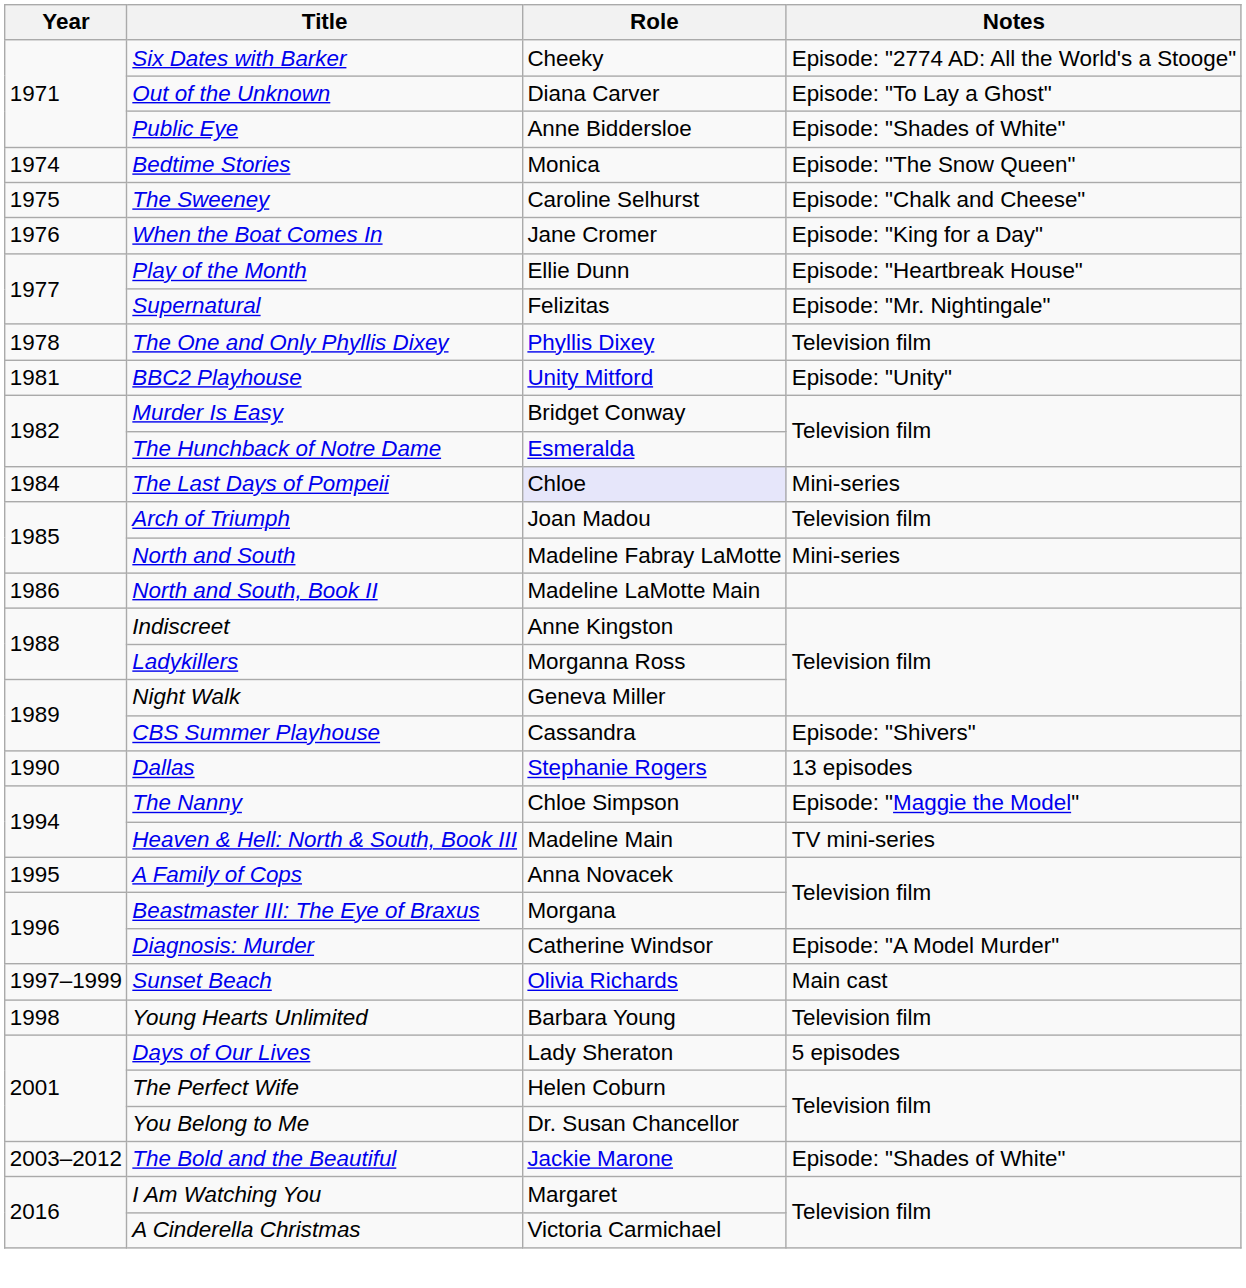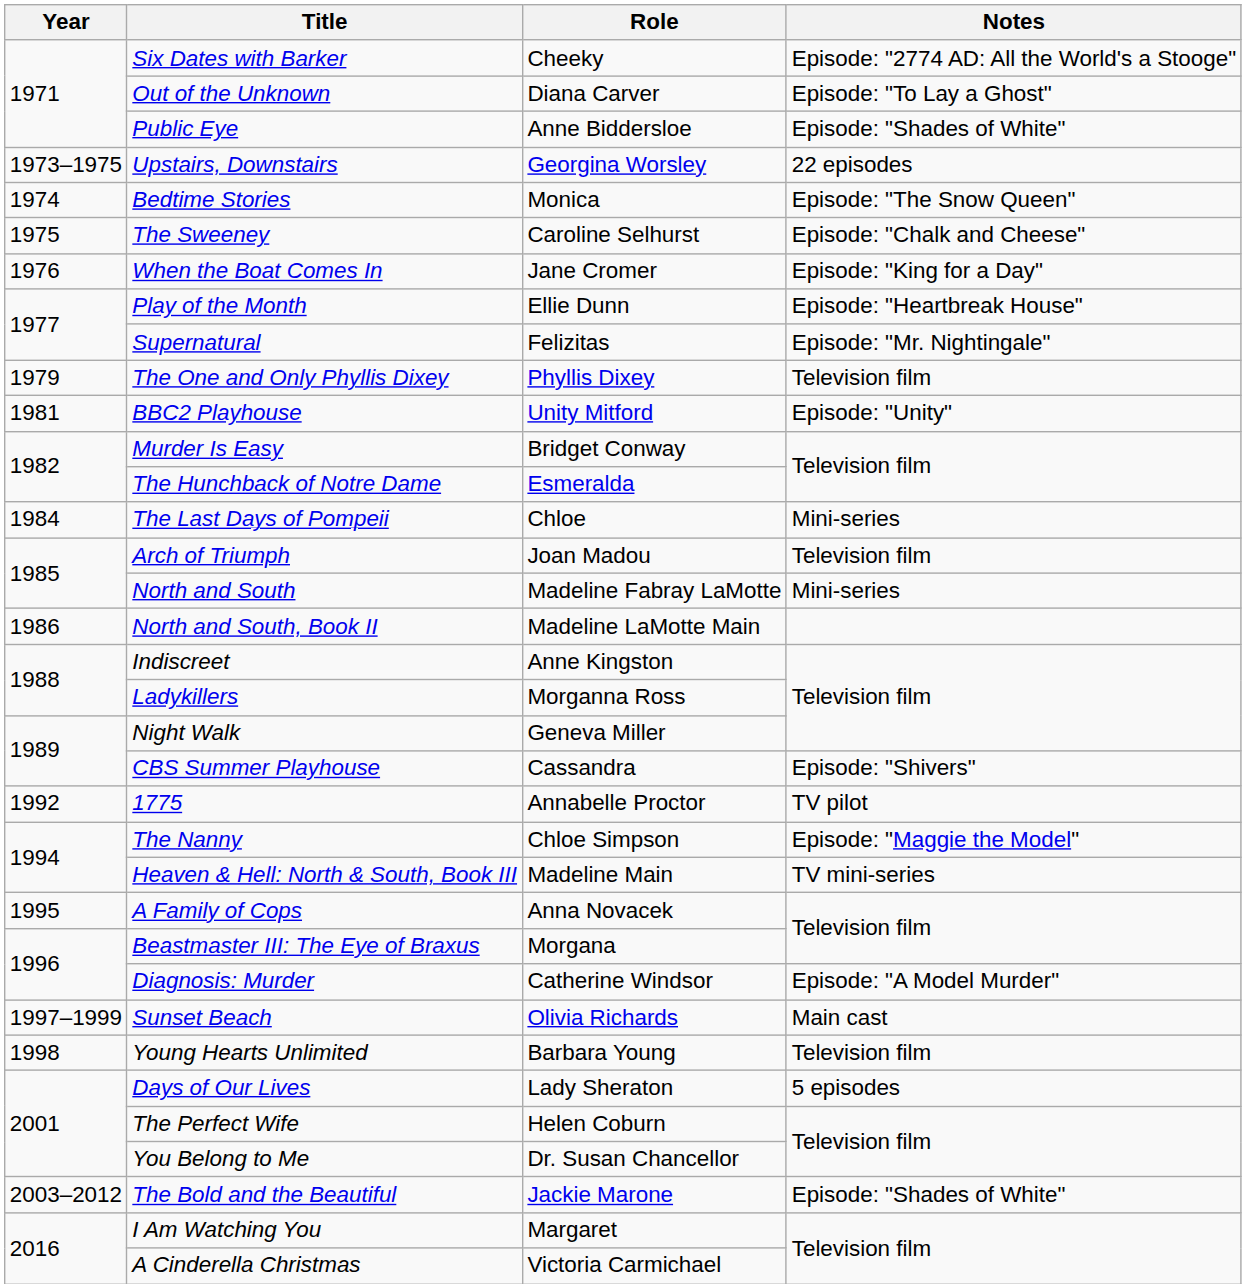+ row: (235, 164)
(35, 341) 1978 -> (35, 377) 1979
(557, 484) lavender background -> (557, 519) no background
- row: (163, 768)
+ row: (157, 803)
